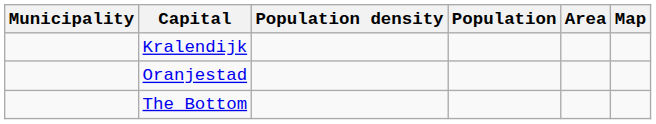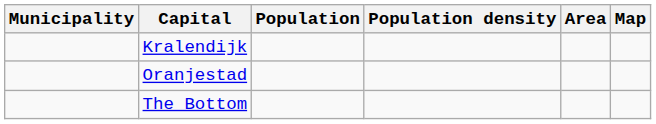columns swapped: (504, 19) <-> (349, 19)
